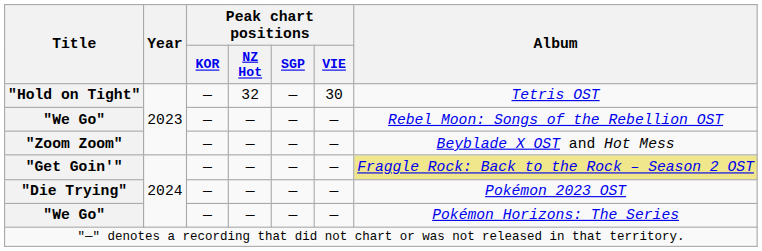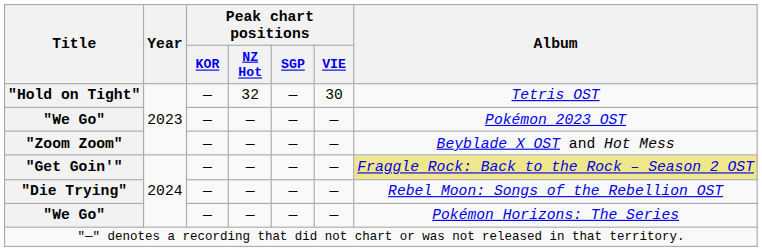(556, 119) Rebel Moon: Songs of the Rebellion OST -> (556, 119) Pokémon 2023 OST
(556, 191) Pokémon 2023 OST -> (556, 191) Rebel Moon: Songs of the Rebellion OST
